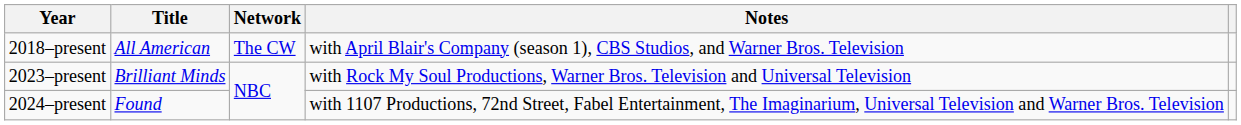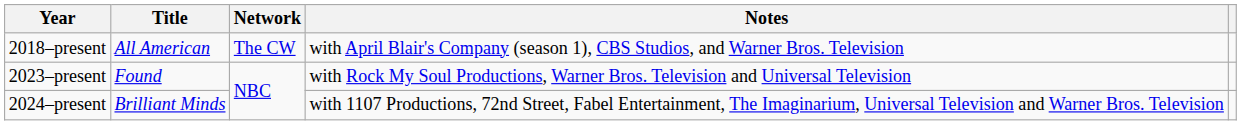(170, 76) Brilliant Minds -> (138, 76) Found
(138, 104) Found -> (170, 104) Brilliant Minds
